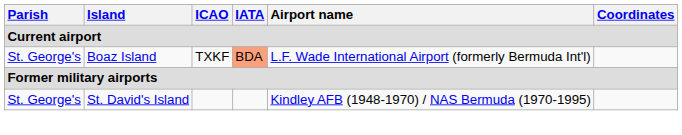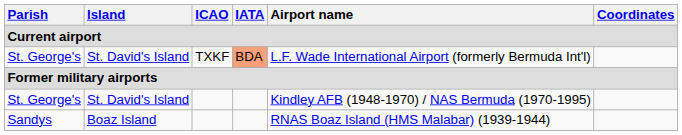(122, 57) Boaz Island -> (138, 57) St. David's Island
+ row: (30, 120)
